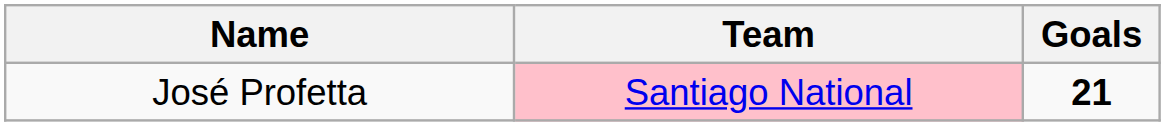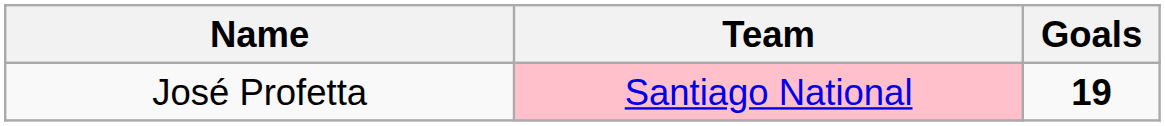(1092, 92) 21 -> (1092, 92) 19
